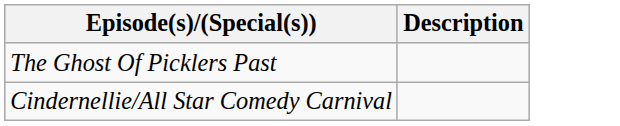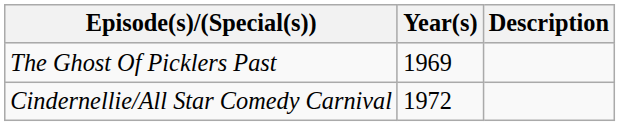+ column: (440, 23)
